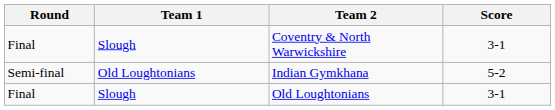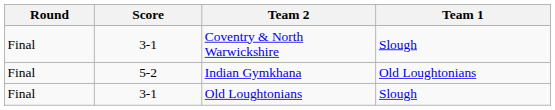columns swapped: (182, 15) <-> (496, 15)
(36, 72) Semi-final -> (21, 72) Final
